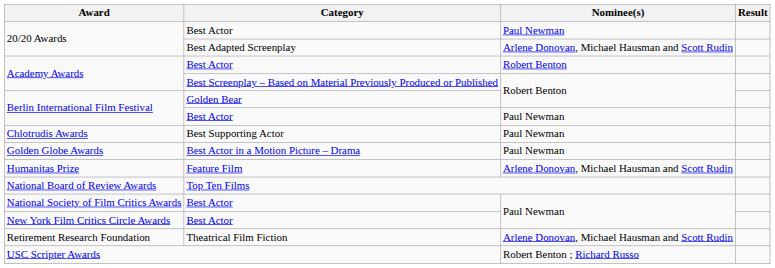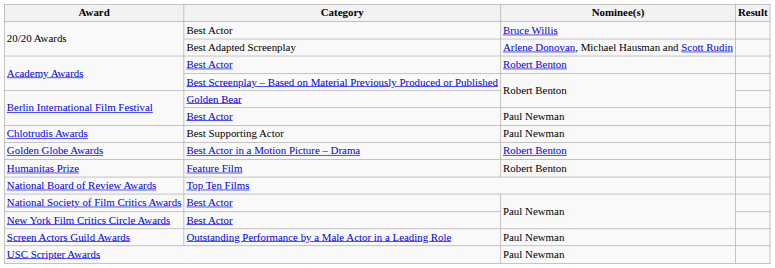(534, 30) Paul Newman -> (530, 30) Bruce Willis
(534, 151) Paul Newman -> (535, 151) Robert Benton
(618, 168) Arlene Donovan, Michael Hausman and Scott Rudin -> (535, 168) Robert Benton
- row: (78, 237)
+ row: (68, 237)
(571, 254) Robert Benton ; Richard Russo -> (534, 254) Paul Newman
